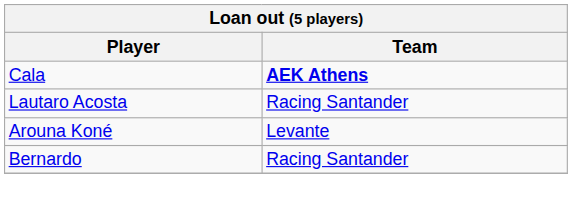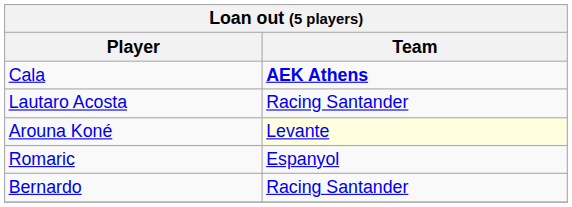(298, 131) no background -> (298, 131) lightyellow background
+ row: (42, 159)
